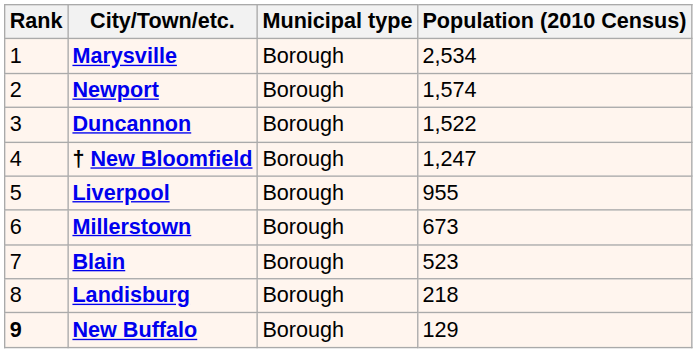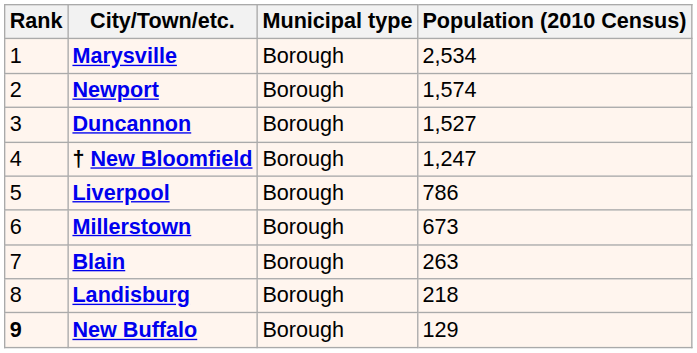(449, 124) 1,522 -> (449, 124) 1,527
(440, 192) 955 -> (440, 192) 786
(440, 261) 523 -> (440, 261) 263
